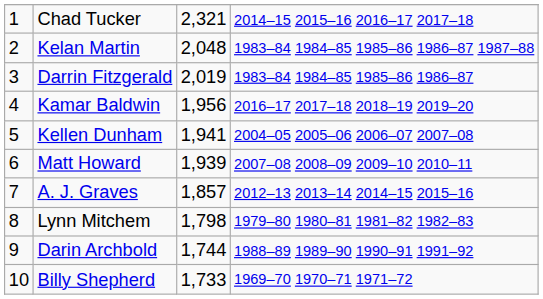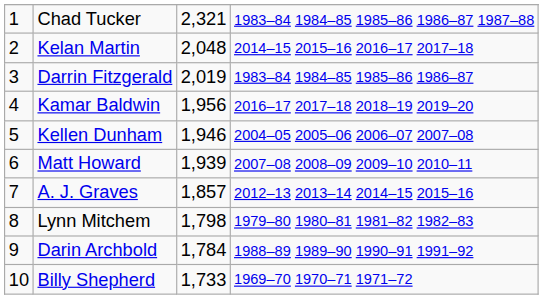(354, 19) 2014–15 2015–16 2016–17 2017–18 -> (384, 19) 1983–84 1984–85 1985–86 1986–87 1987–88
(384, 48) 1983–84 1984–85 1985–86 1986–87 1987–88 -> (354, 48) 2014–15 2015–16 2016–17 2017–18
(204, 134) 1,941 -> (204, 134) 1,946
(204, 250) 1,744 -> (204, 250) 1,784
